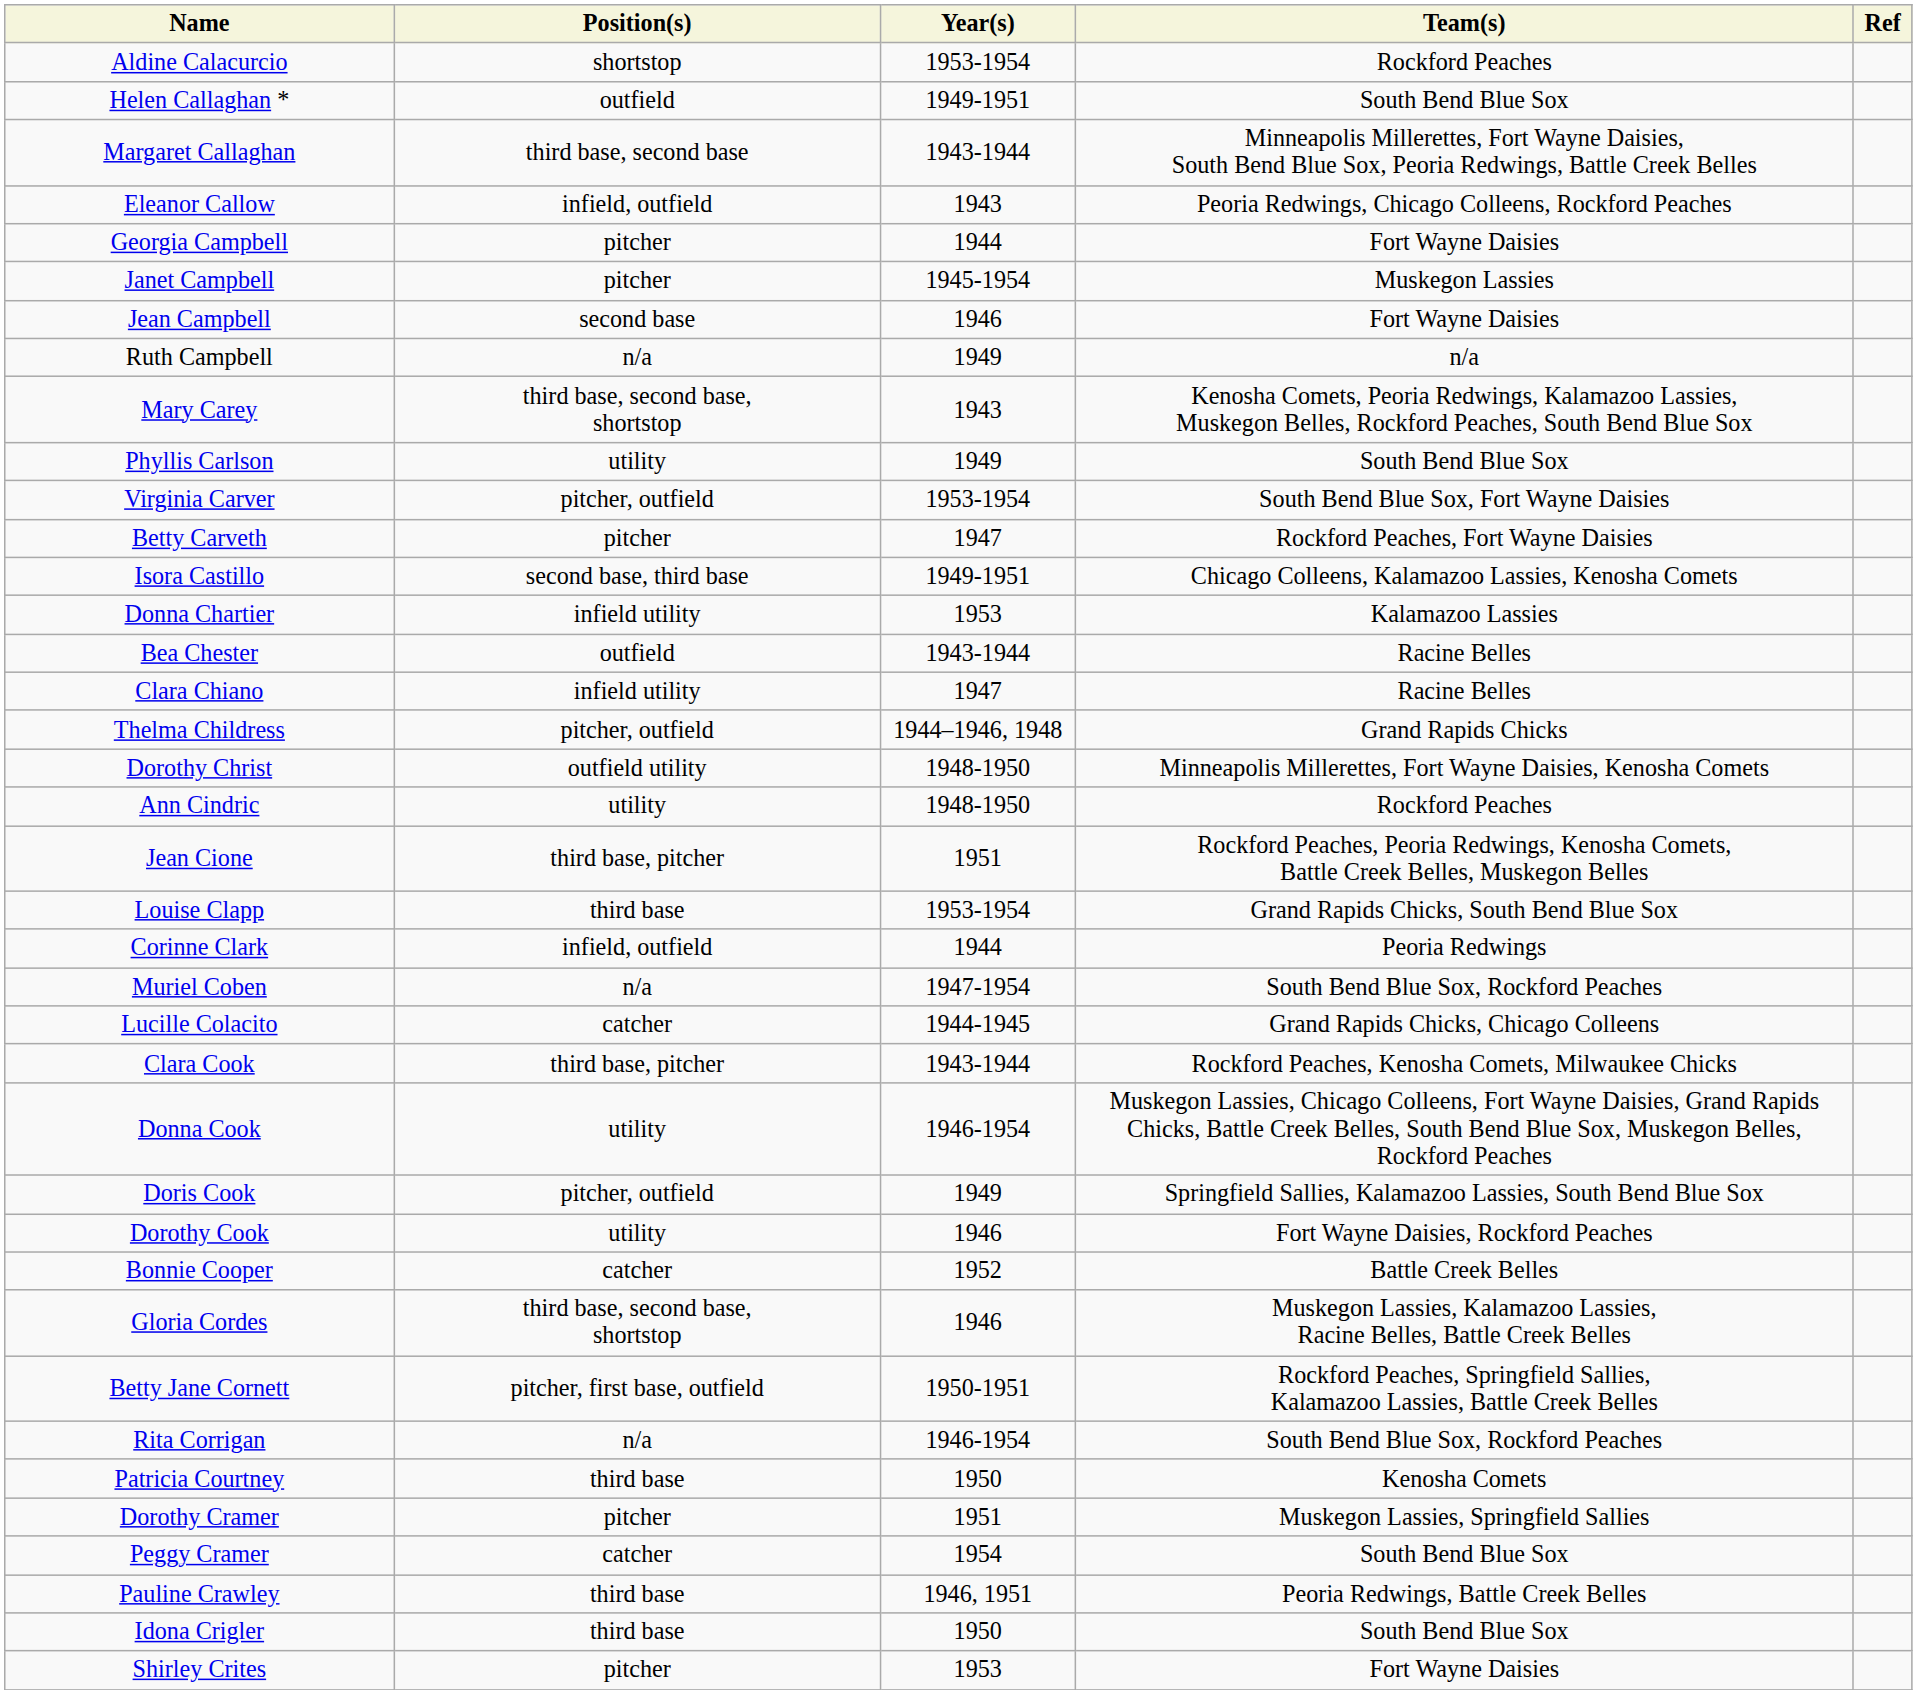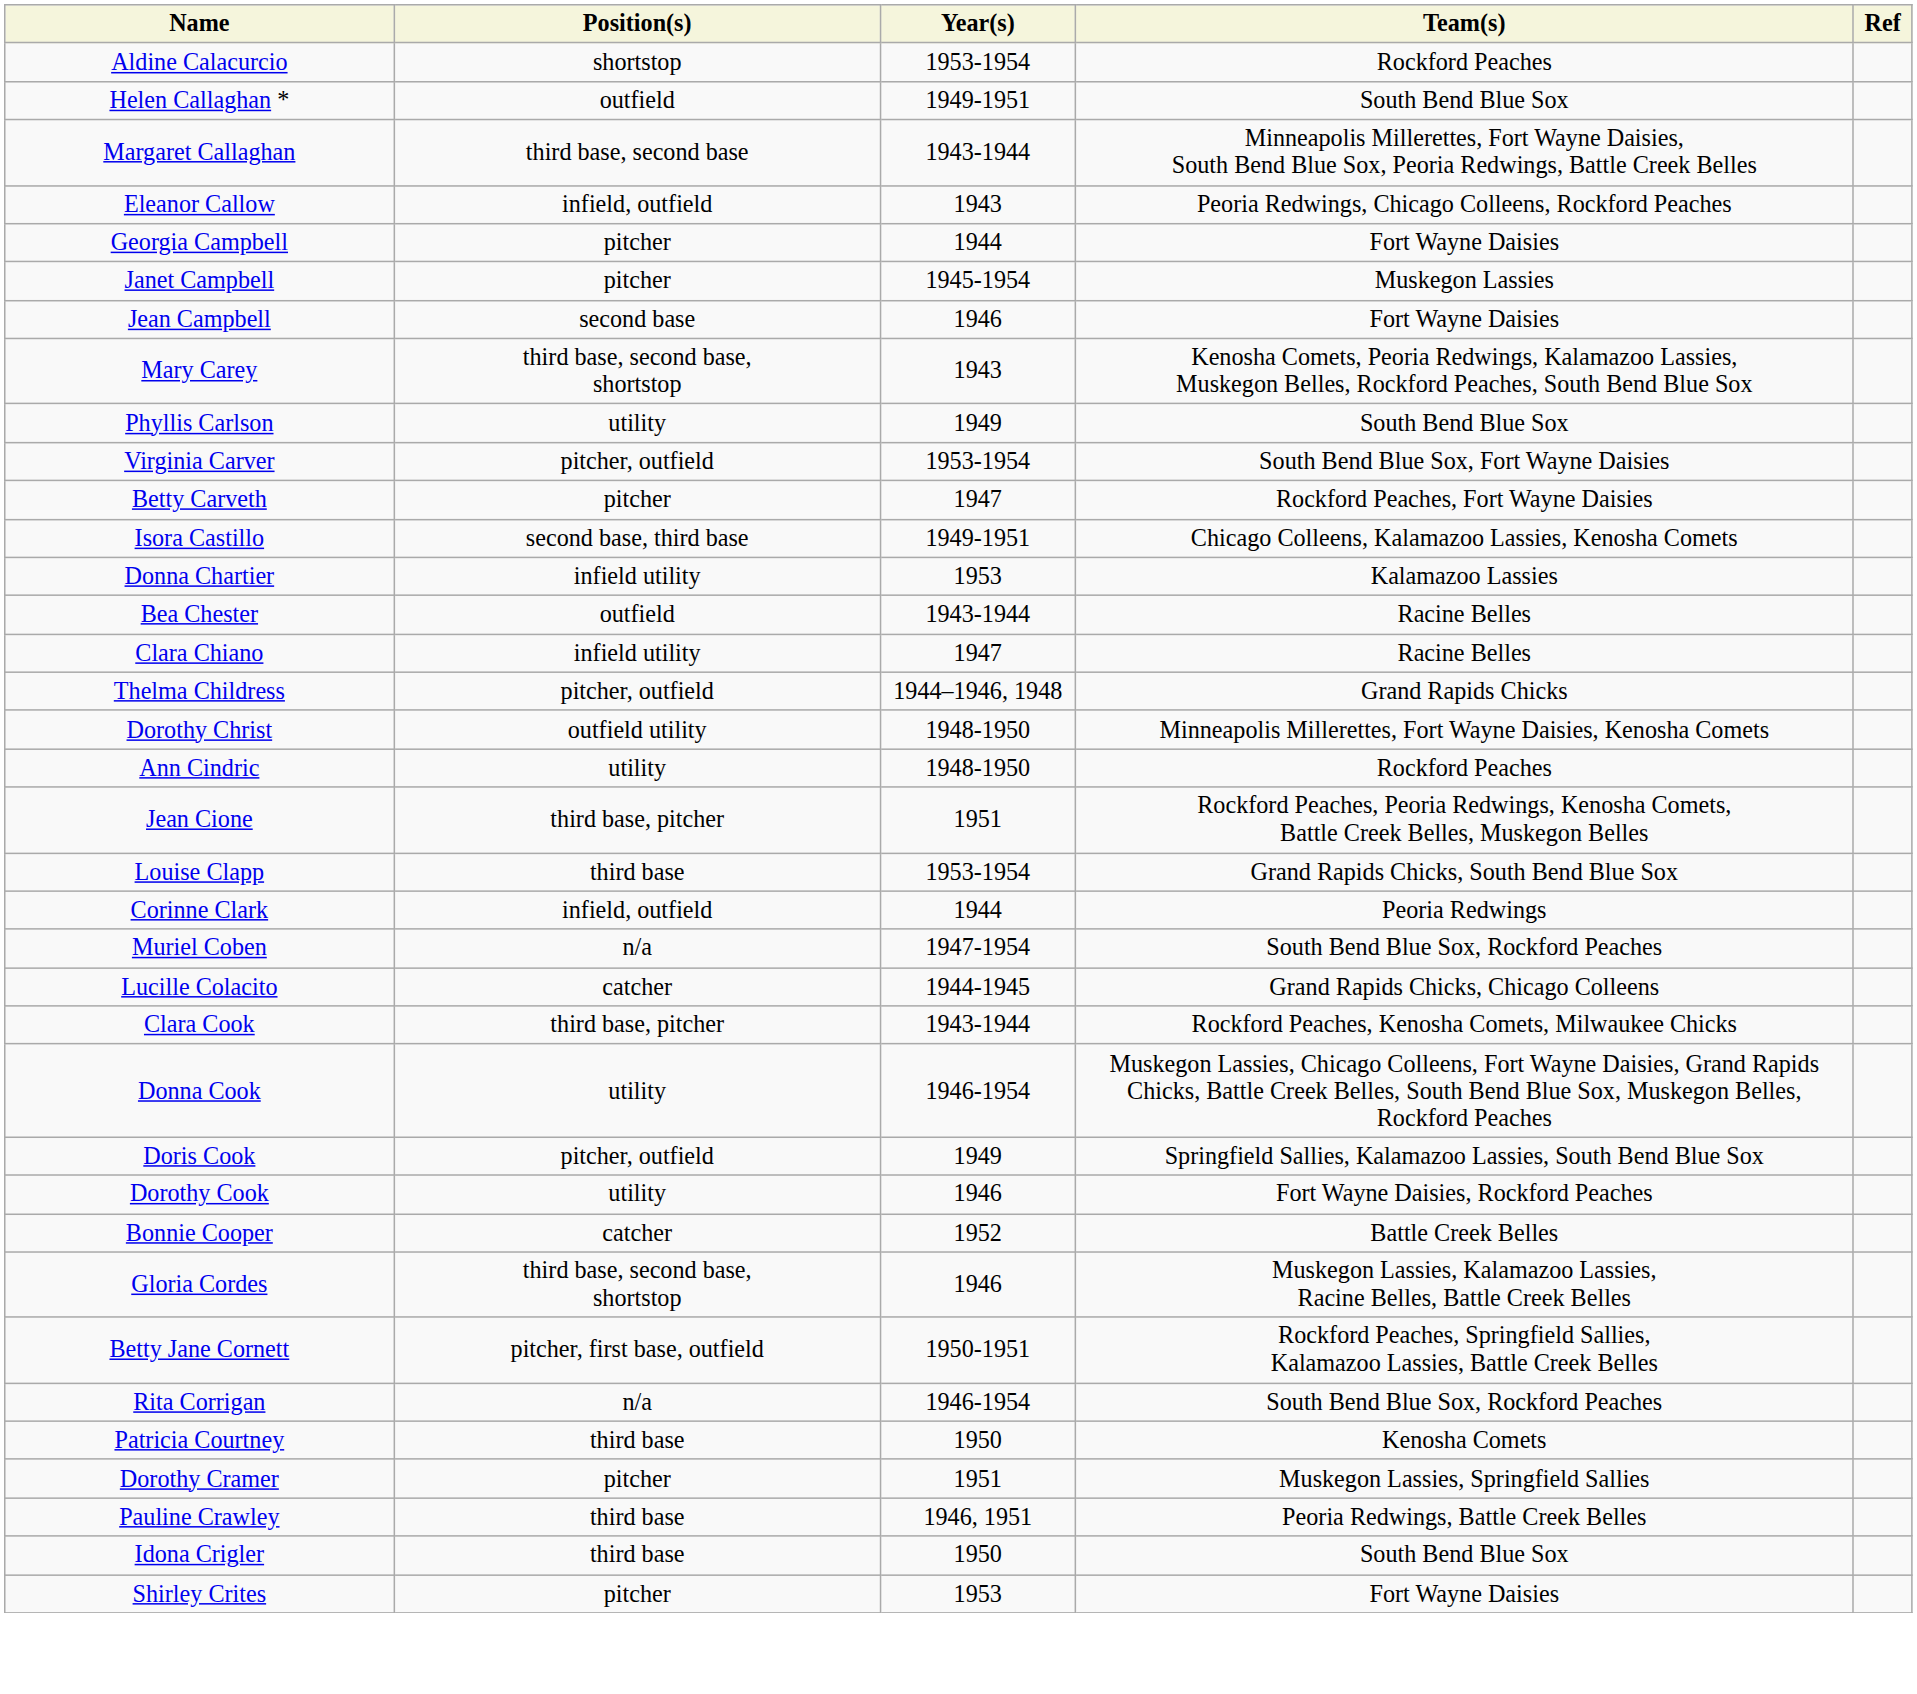- row: (199, 357)
- row: (199, 1554)
